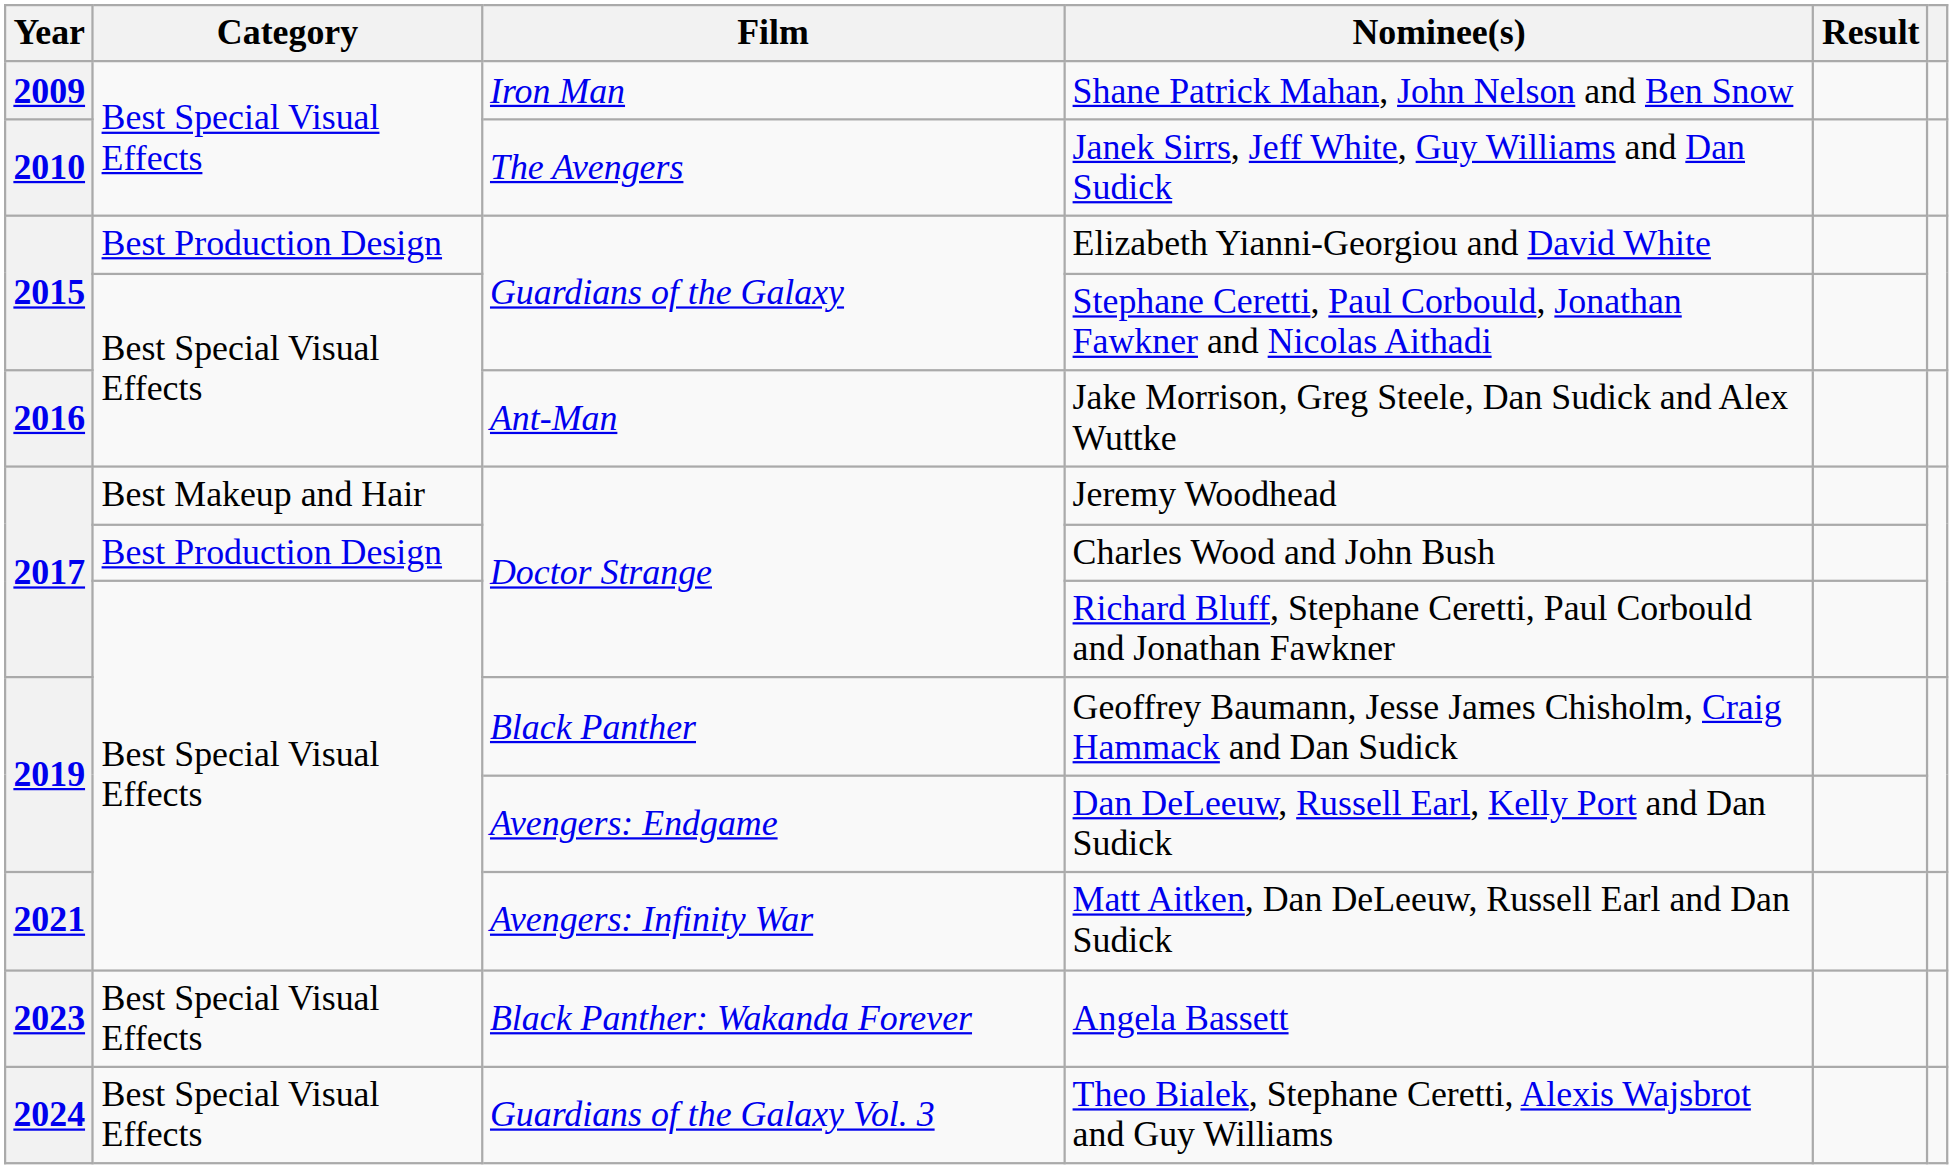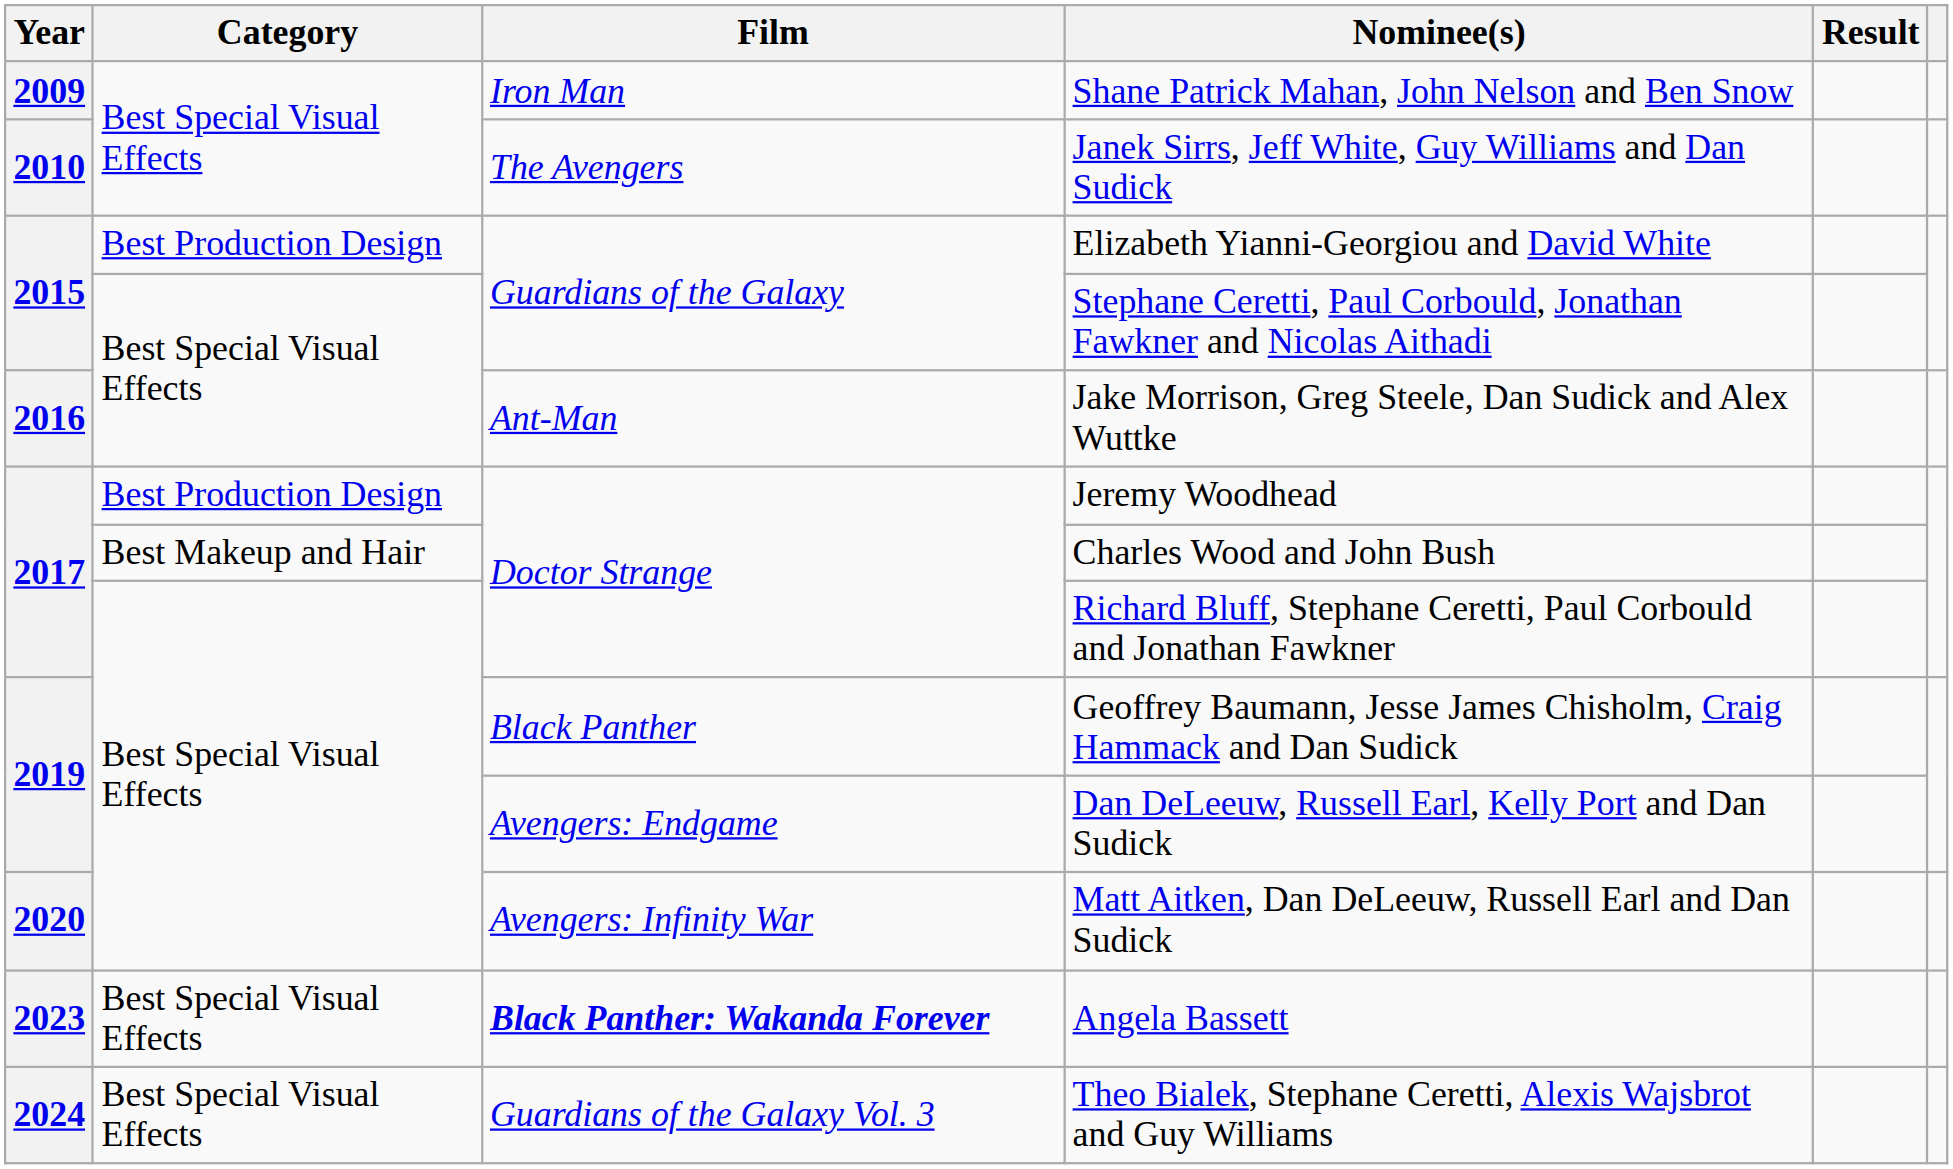(263, 494) Best Makeup and Hair -> (272, 494) Best Production Design
(272, 551) Best Production Design -> (263, 551) Best Makeup and Hair
(49, 920) 2021 -> (49, 920) 2020
(731, 1017) normal -> (740, 1017) bold
